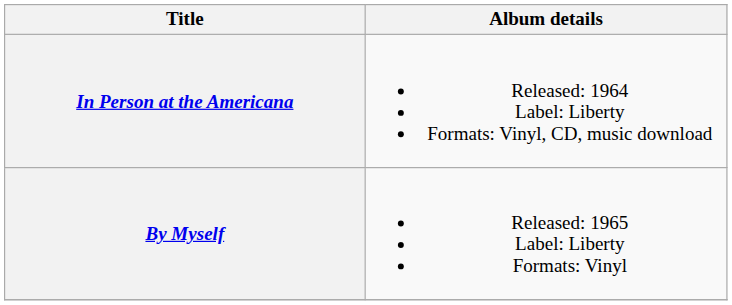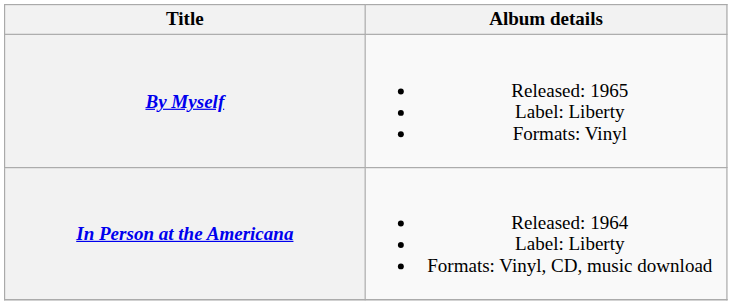rows swapped: (185, 100) <-> (185, 233)
